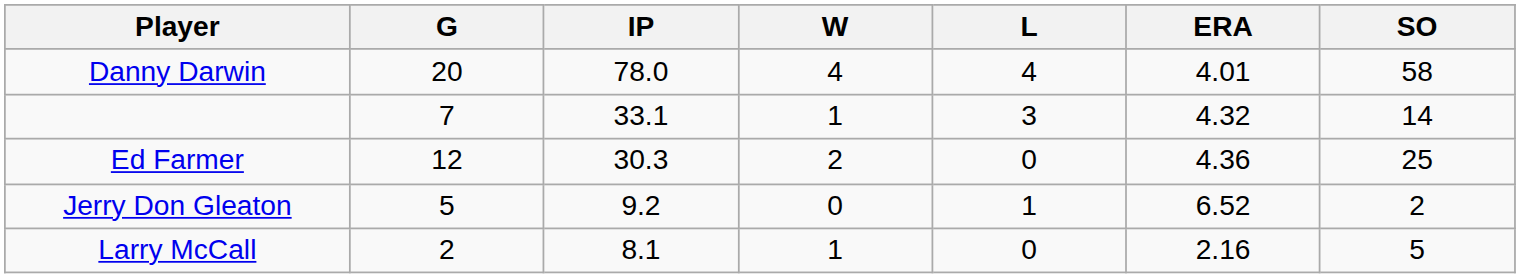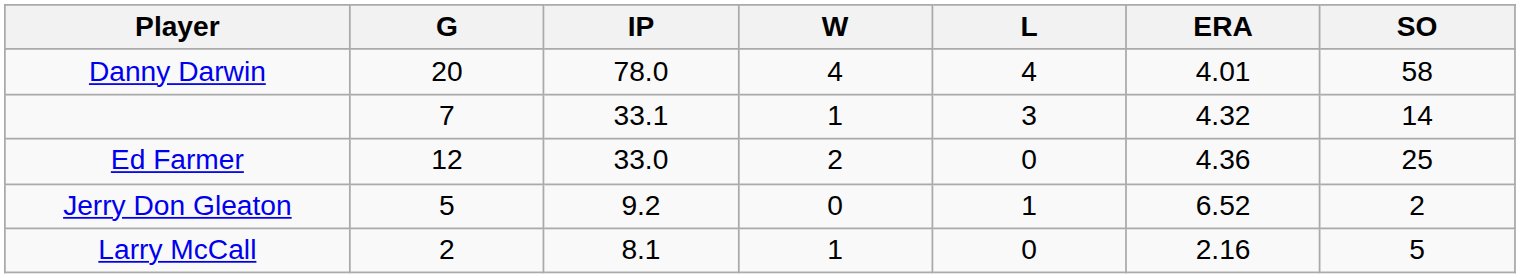(641, 160) 30.3 -> (641, 160) 33.0
